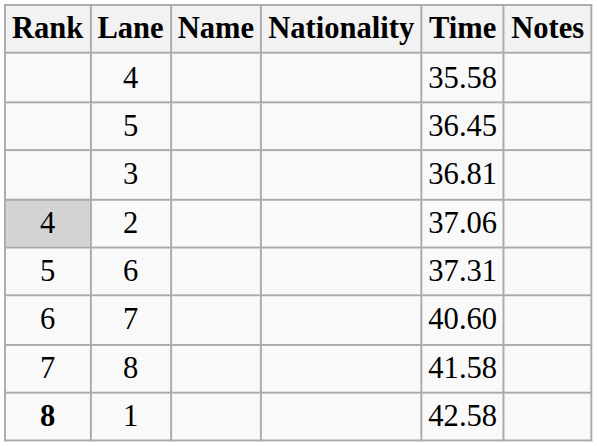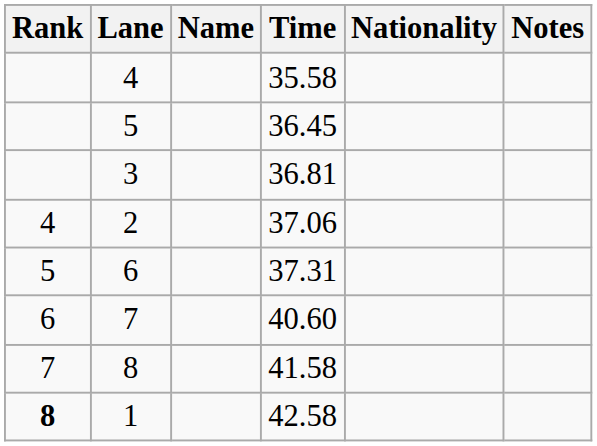columns swapped: (341, 28) <-> (463, 28)
(48, 222) lightgrey background -> (48, 222) no background
